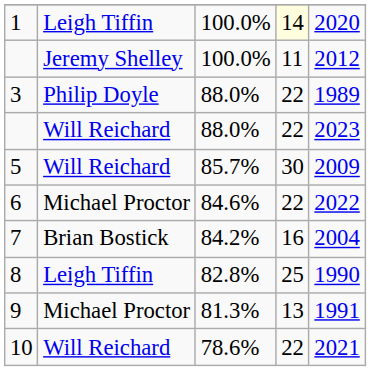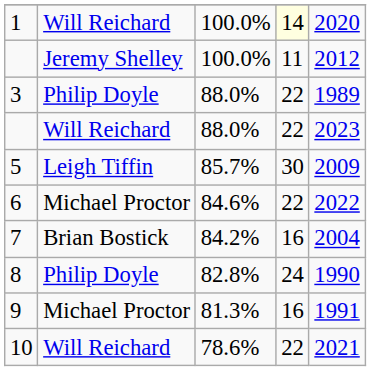(98, 22) Leigh Tiffin -> (107, 22) Will Reichard
(107, 166) Will Reichard -> (98, 166) Leigh Tiffin
(98, 274) Leigh Tiffin -> (101, 274) Philip Doyle
(293, 274) 25 -> (293, 274) 24
(293, 310) 13 -> (293, 310) 16
